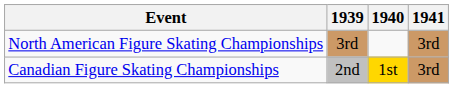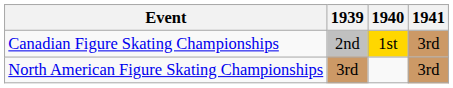rows swapped: (166, 43) <-> (144, 69)
